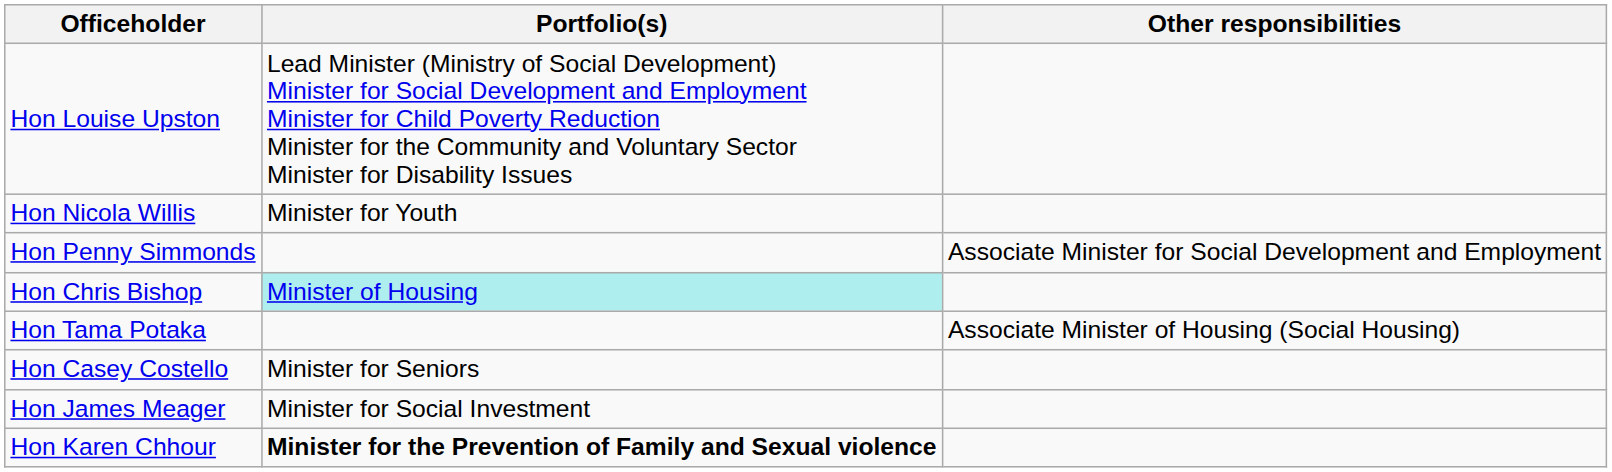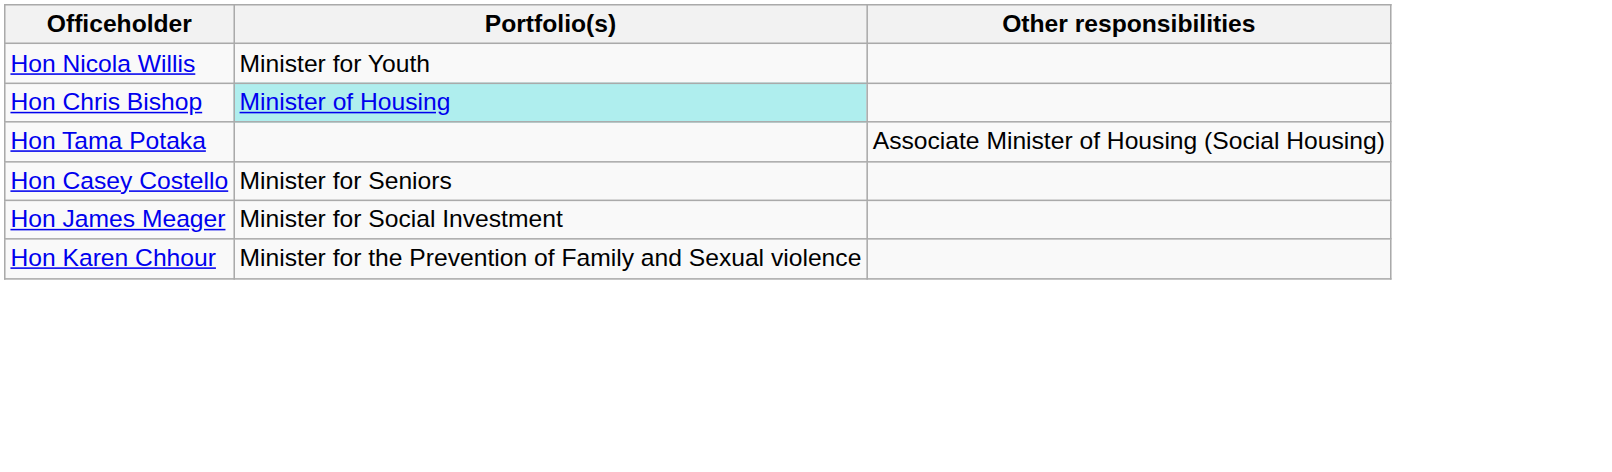- row: (115, 118)
- row: (133, 252)
(602, 447) bold -> (550, 258) normal
